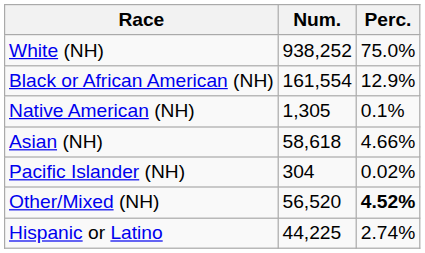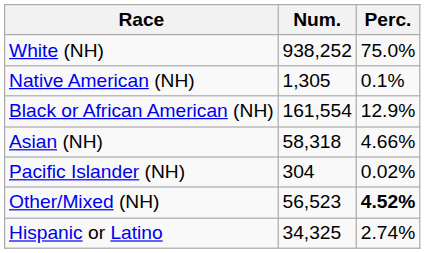rows swapped: (141, 80) <-> (102, 111)
(312, 141) 58,618 -> (312, 141) 58,318
(312, 202) 56,520 -> (312, 202) 56,523
(312, 232) 44,225 -> (312, 232) 34,325
